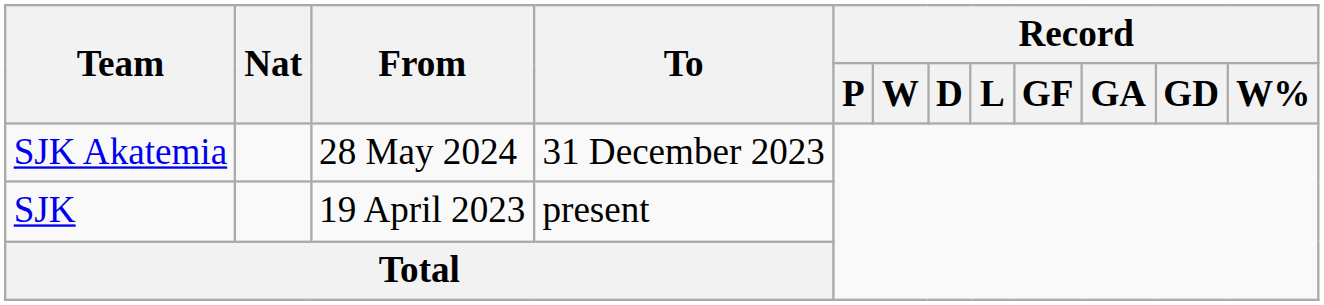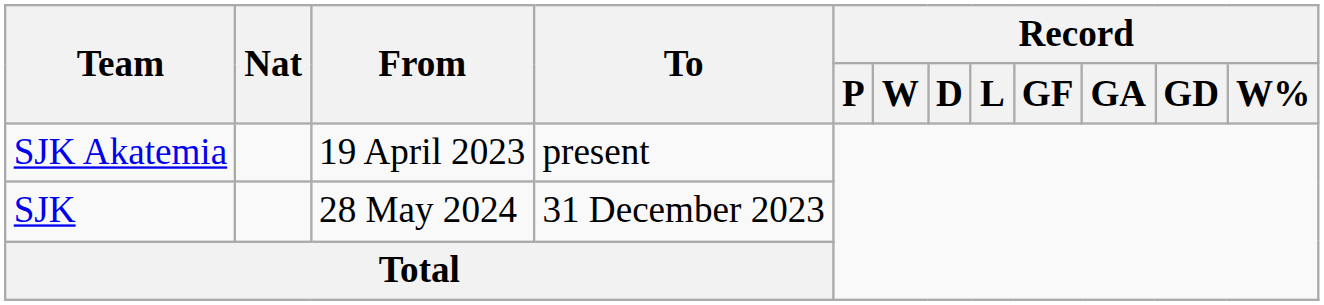(418, 151) 28 May 2024 -> (422, 151) 19 April 2023
(684, 151) 31 December 2023 -> (596, 151) present
(422, 210) 19 April 2023 -> (418, 210) 28 May 2024
(596, 210) present -> (684, 210) 31 December 2023
